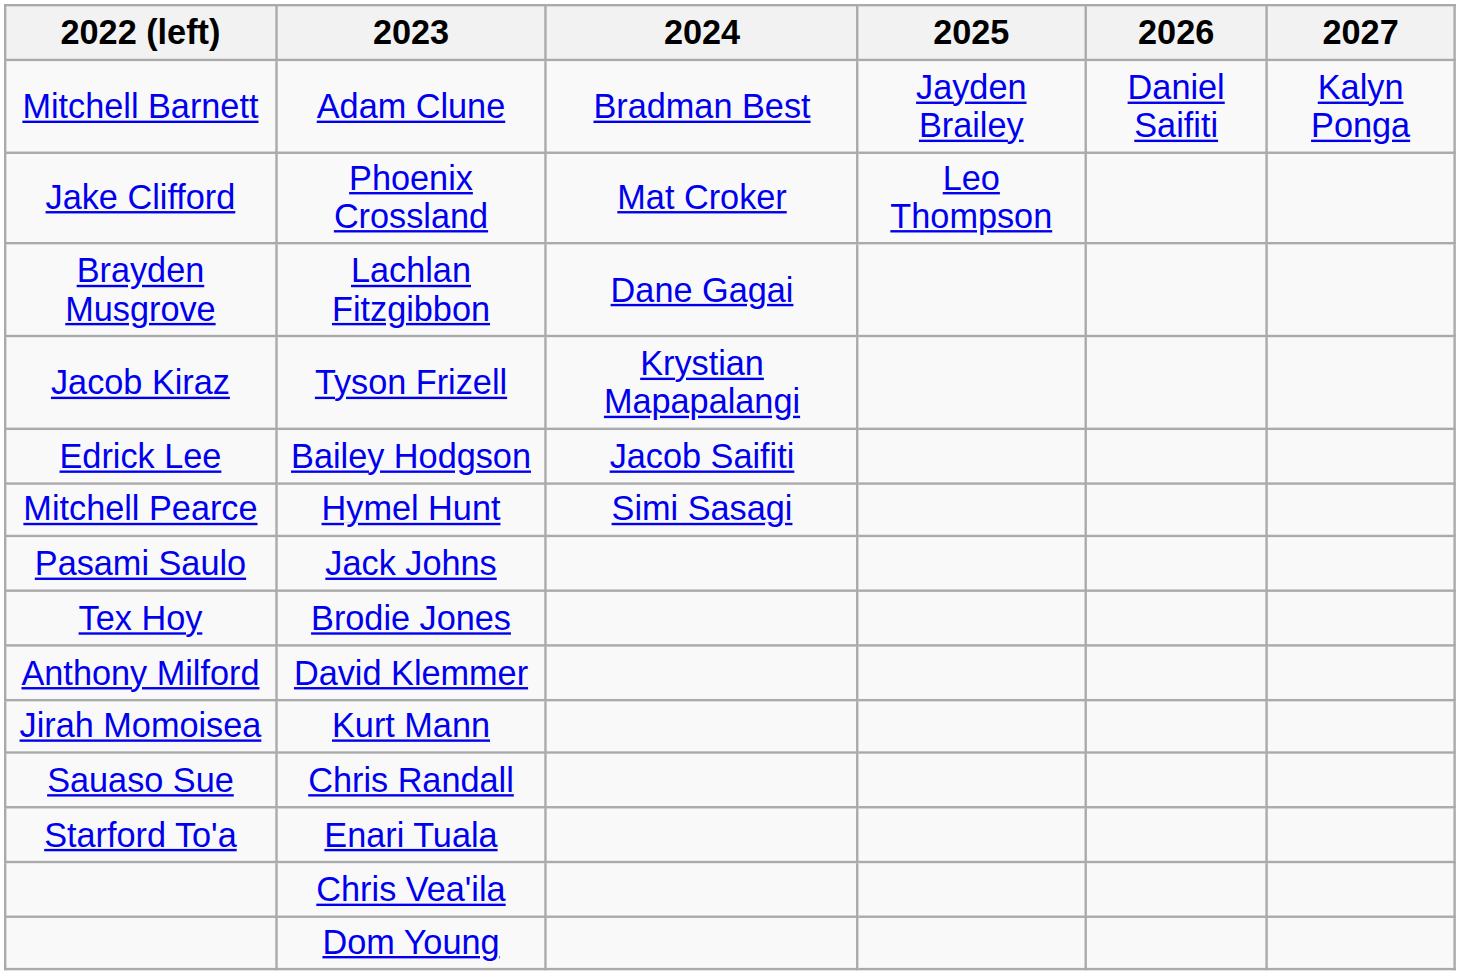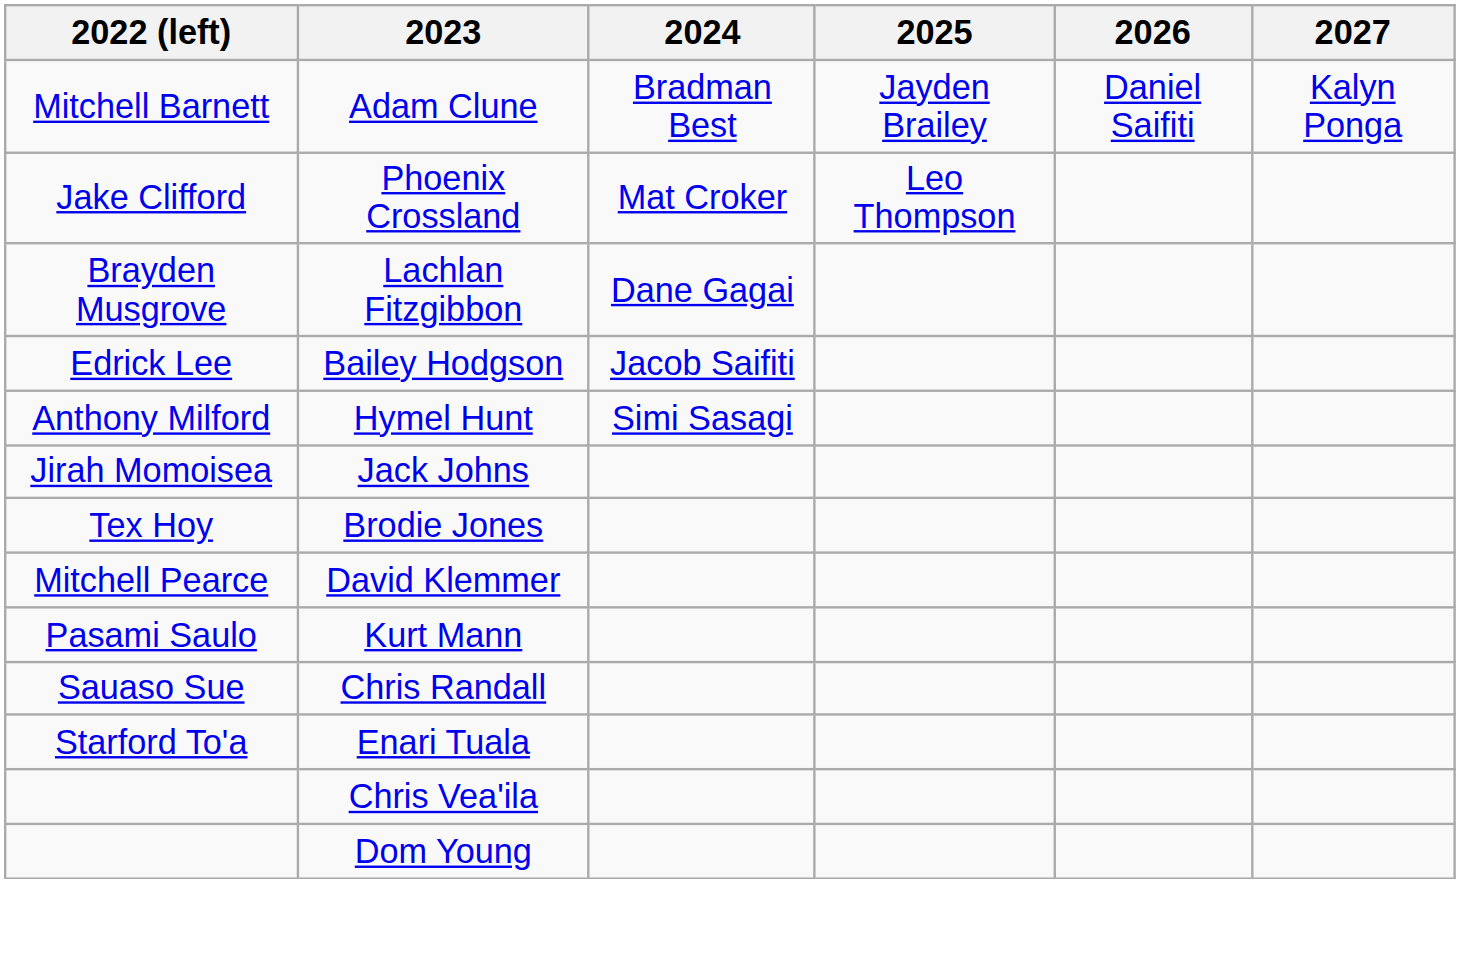- row: (411, 383)
(140, 510) Mitchell Pearce -> (151, 418) Anthony Milford
(140, 564) Pasami Saulo -> (151, 472) Jirah Momoisea
(140, 672) Anthony Milford -> (151, 580) Mitchell Pearce
(140, 726) Jirah Momoisea -> (151, 634) Pasami Saulo
